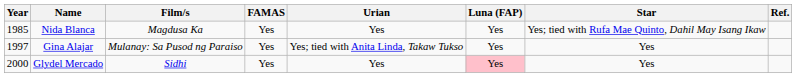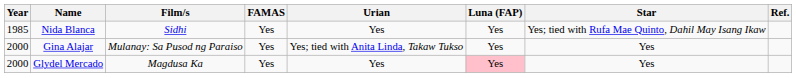(175, 30) Magdusa Ka -> (175, 30) Sidhi
(18, 47) 1997 -> (18, 47) 2000
(175, 64) Sidhi -> (175, 64) Magdusa Ka
